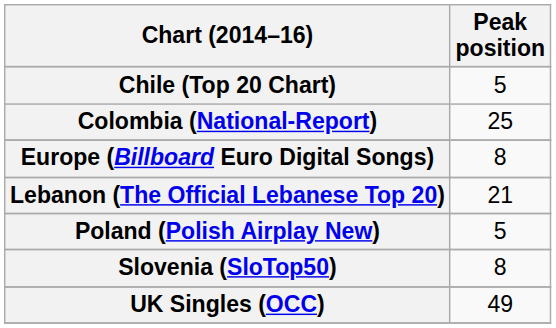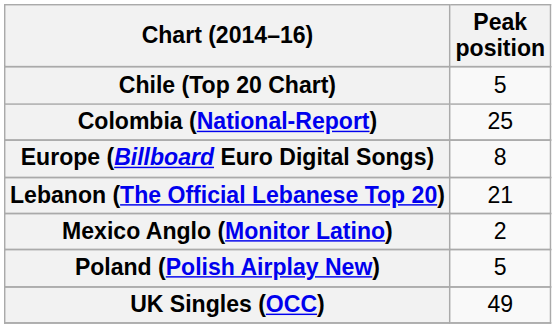+ row: (227, 231)
- row: (227, 267)
